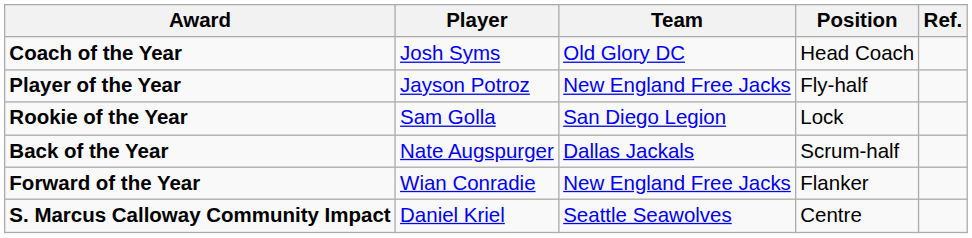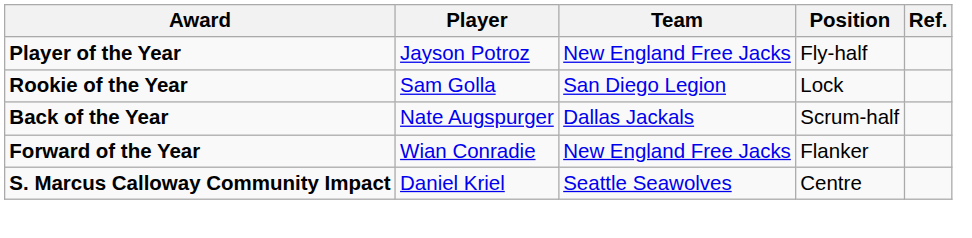- row: (96, 53)
